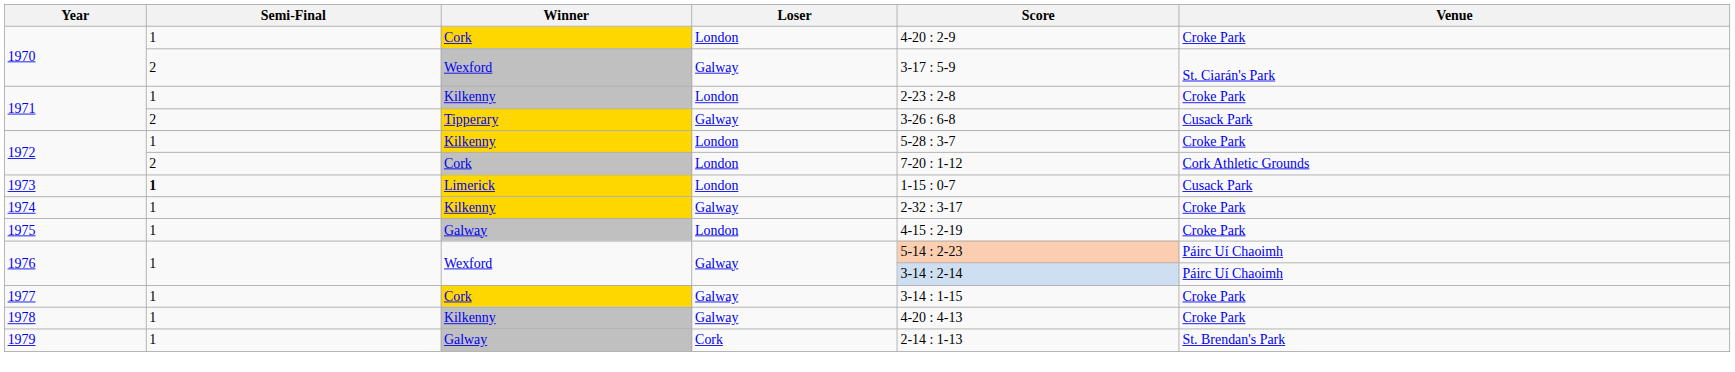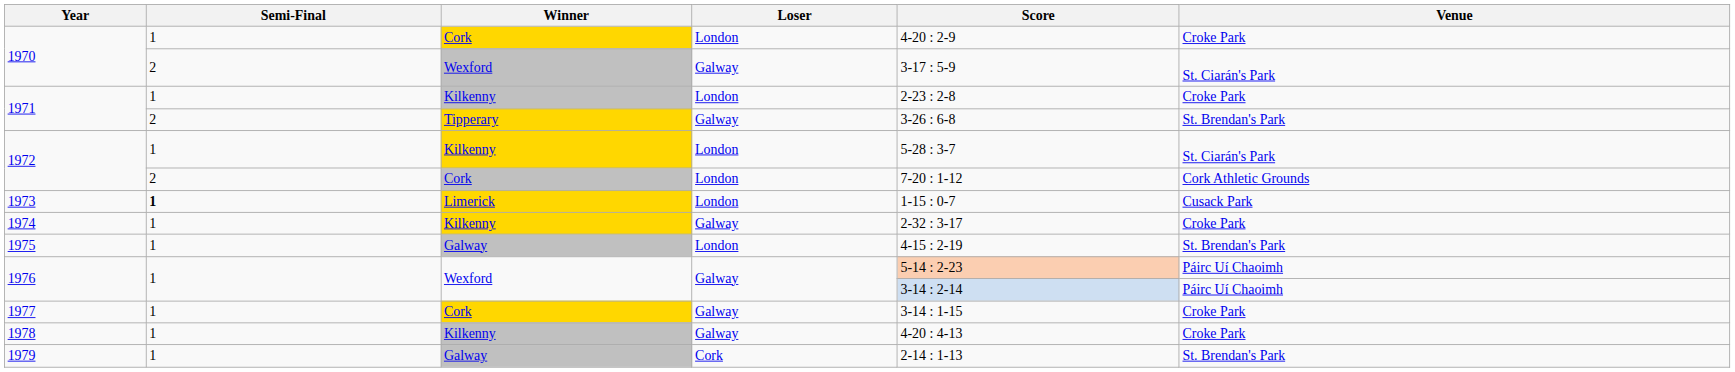(1218, 119) Cusack Park -> (1234, 119) St. Brendan's Park
(1214, 141) Croke Park -> (1229, 157) St. Ciarán's Park
(1214, 229) Croke Park -> (1234, 245) St. Brendan's Park
